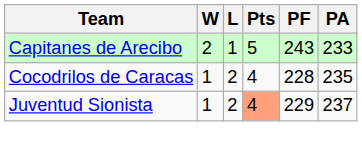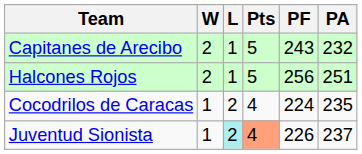(338, 47) 233 -> (338, 47) 232
+ row: (73, 76)
(299, 76) 228 -> (299, 105) 224
(232, 105) no background -> (232, 134) paleturquoise background
(299, 105) 229 -> (299, 134) 226
